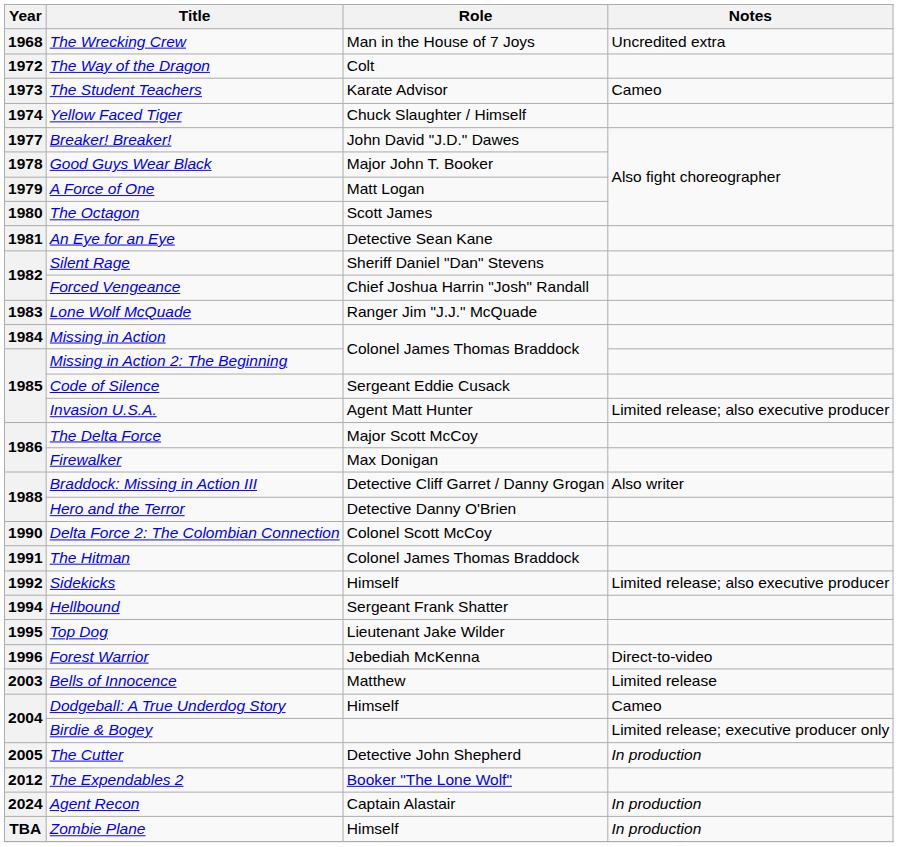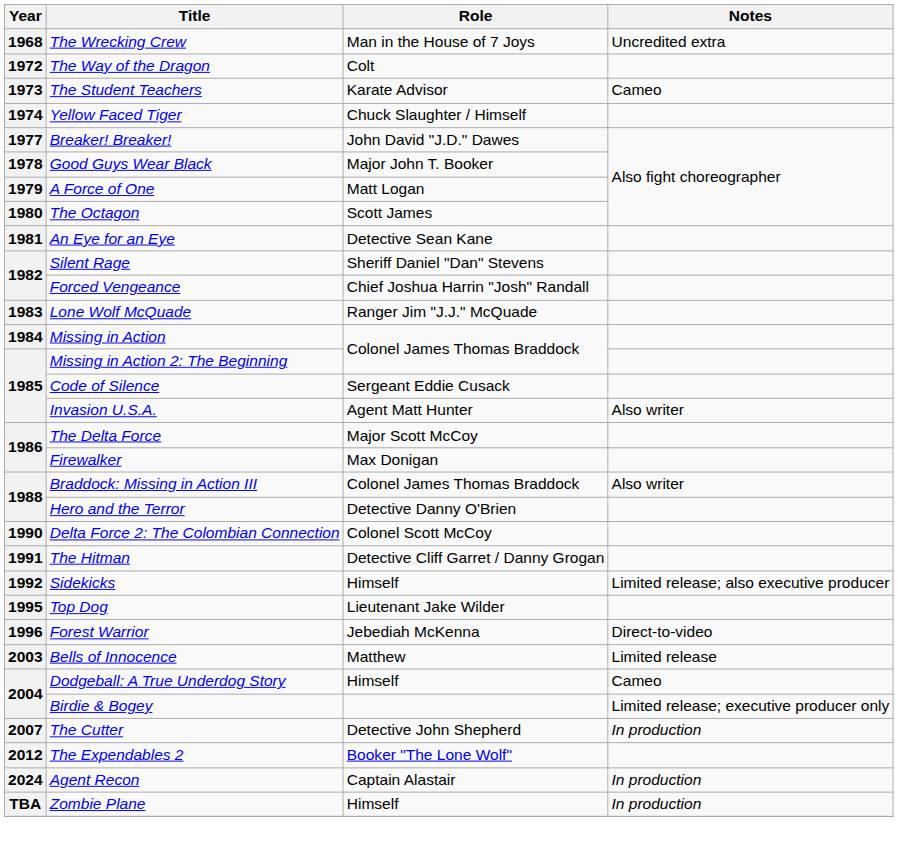(750, 410) Limited release; also executive producer -> (648, 410) Also writer
(476, 484) Detective Cliff Garret / Danny Grogan -> (463, 484) Colonel James Thomas Braddock
(463, 558) Colonel James Thomas Braddock -> (476, 558) Detective Cliff Garret / Danny Grogan
- row: (85, 607)
(25, 755) 2005 -> (25, 730) 2007
